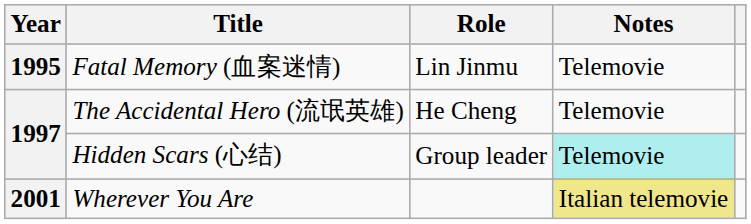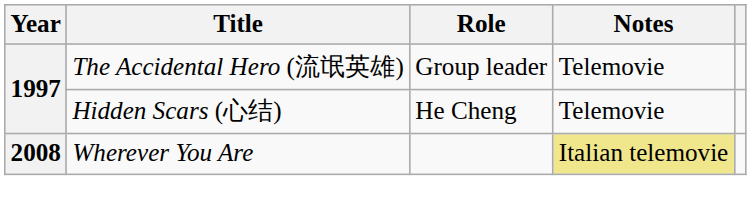- row: (206, 65)
(466, 111) He Cheng -> (481, 66) Group leader
(481, 155) Group leader -> (466, 111) He Cheng
(612, 155) paleturquoise background -> (612, 111) no background
(36, 197) 2001 -> (36, 153) 2008
